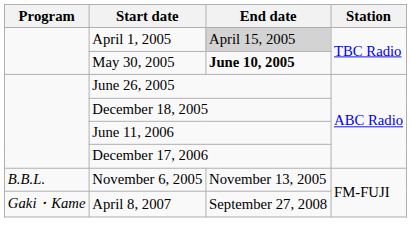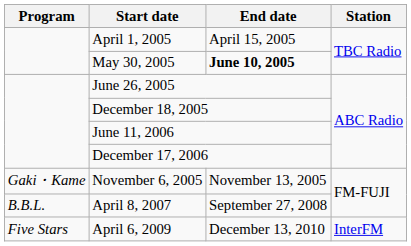(252, 39) lightgrey background -> (252, 39) no background
(26, 179) B.B.L. -> (47, 180) Gaki・Kame
(47, 203) Gaki・Kame -> (26, 205) B.B.L.
+ row: (132, 229)
